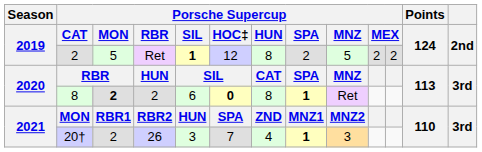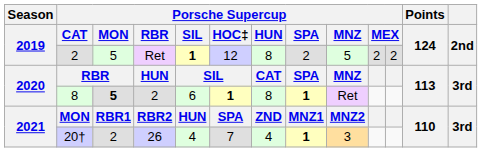(113, 96) 2 -> (113, 96) 5
(230, 96) 0 -> (230, 96) 1
(192, 136) 3 -> (192, 136) 4
